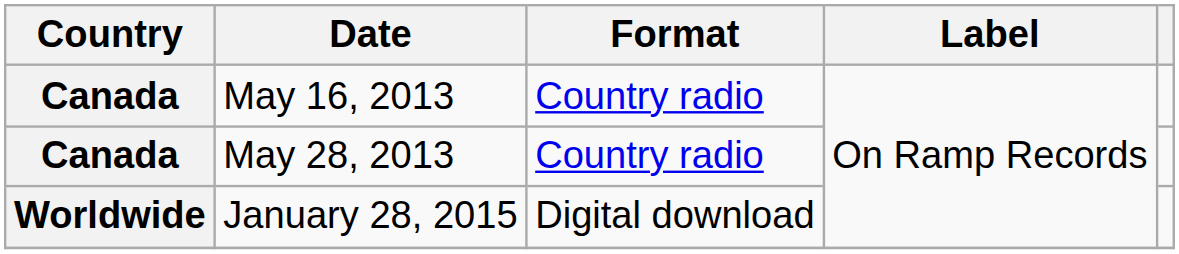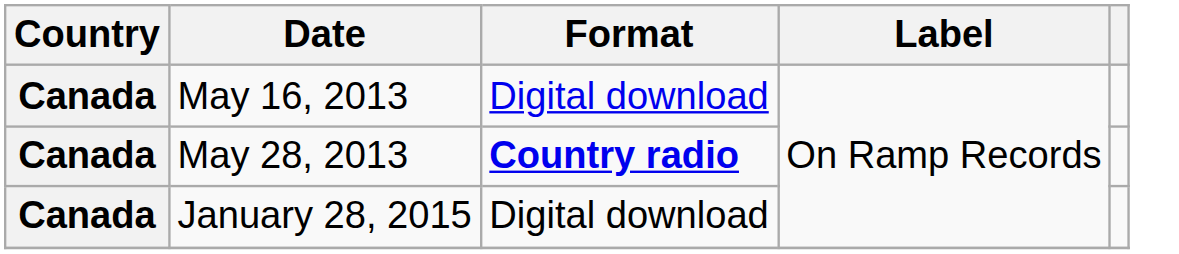(649, 95) Country radio -> (629, 95) Digital download
(649, 155) normal -> (614, 155) bold
(110, 215) Worldwide -> (87, 215) Canada
